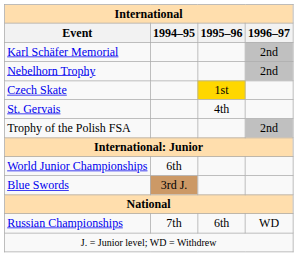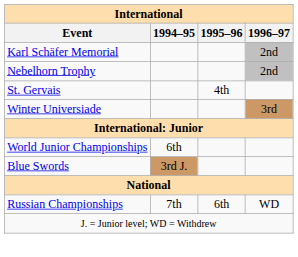- row: (37, 90)
- row: (69, 128)
+ row: (54, 109)
